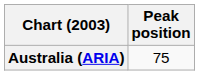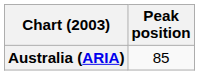(161, 57) 75 -> (161, 57) 85
